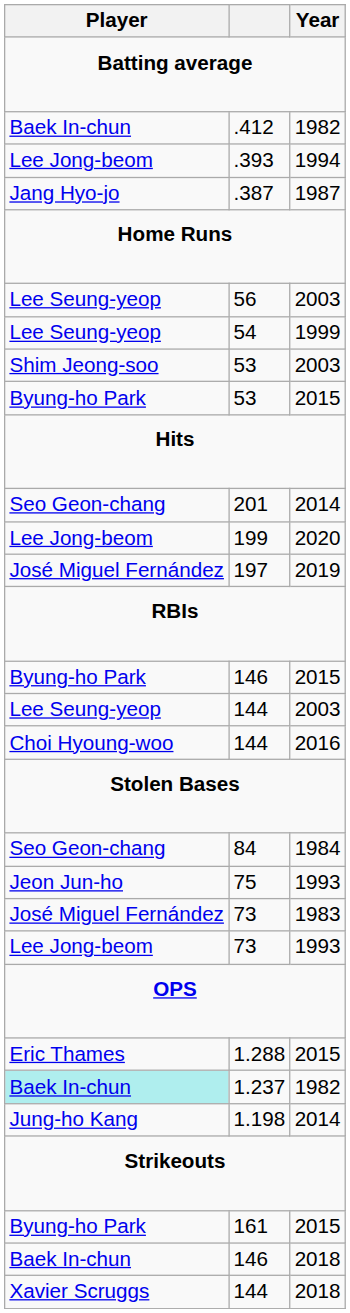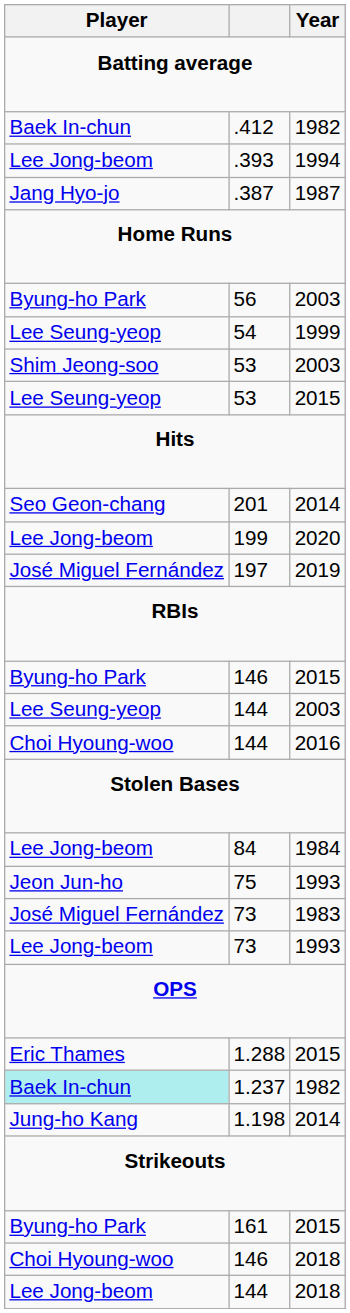(85, 299) Lee Seung-yeop -> (78, 299) Byung-ho Park
(78, 398) Byung-ho Park -> (85, 398) Lee Seung-yeop
(87, 849) Seo Geon-chang -> (81, 849) Lee Jong-beom
(70, 1259) Baek In-chun -> (91, 1259) Choi Hyoung-woo
(79, 1291) Xavier Scruggs -> (81, 1291) Lee Jong-beom
